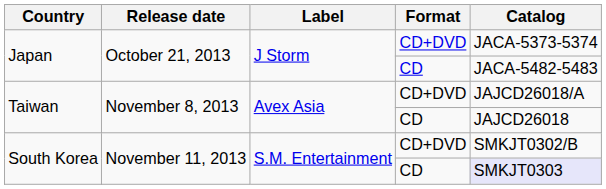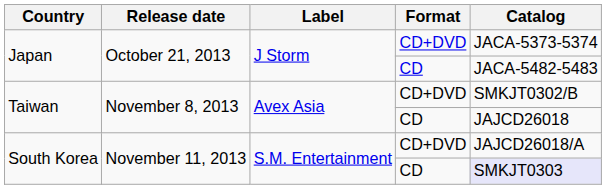(529, 94) JAJCD26018/A -> (526, 94) SMKJT0302/B
(526, 145) SMKJT0302/B -> (529, 145) JAJCD26018/A
